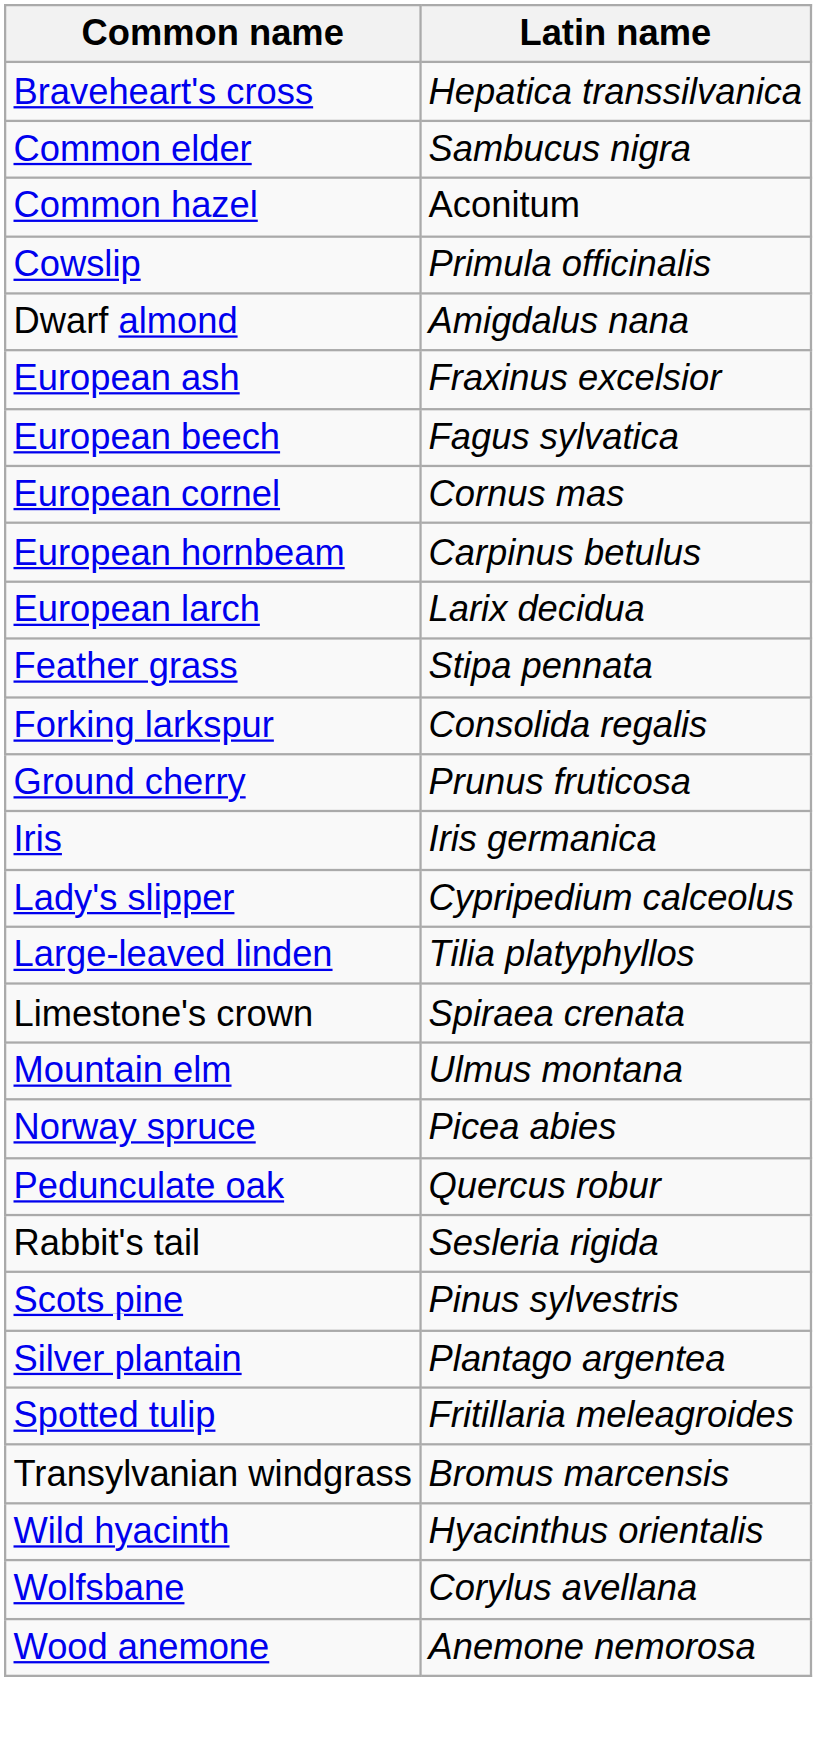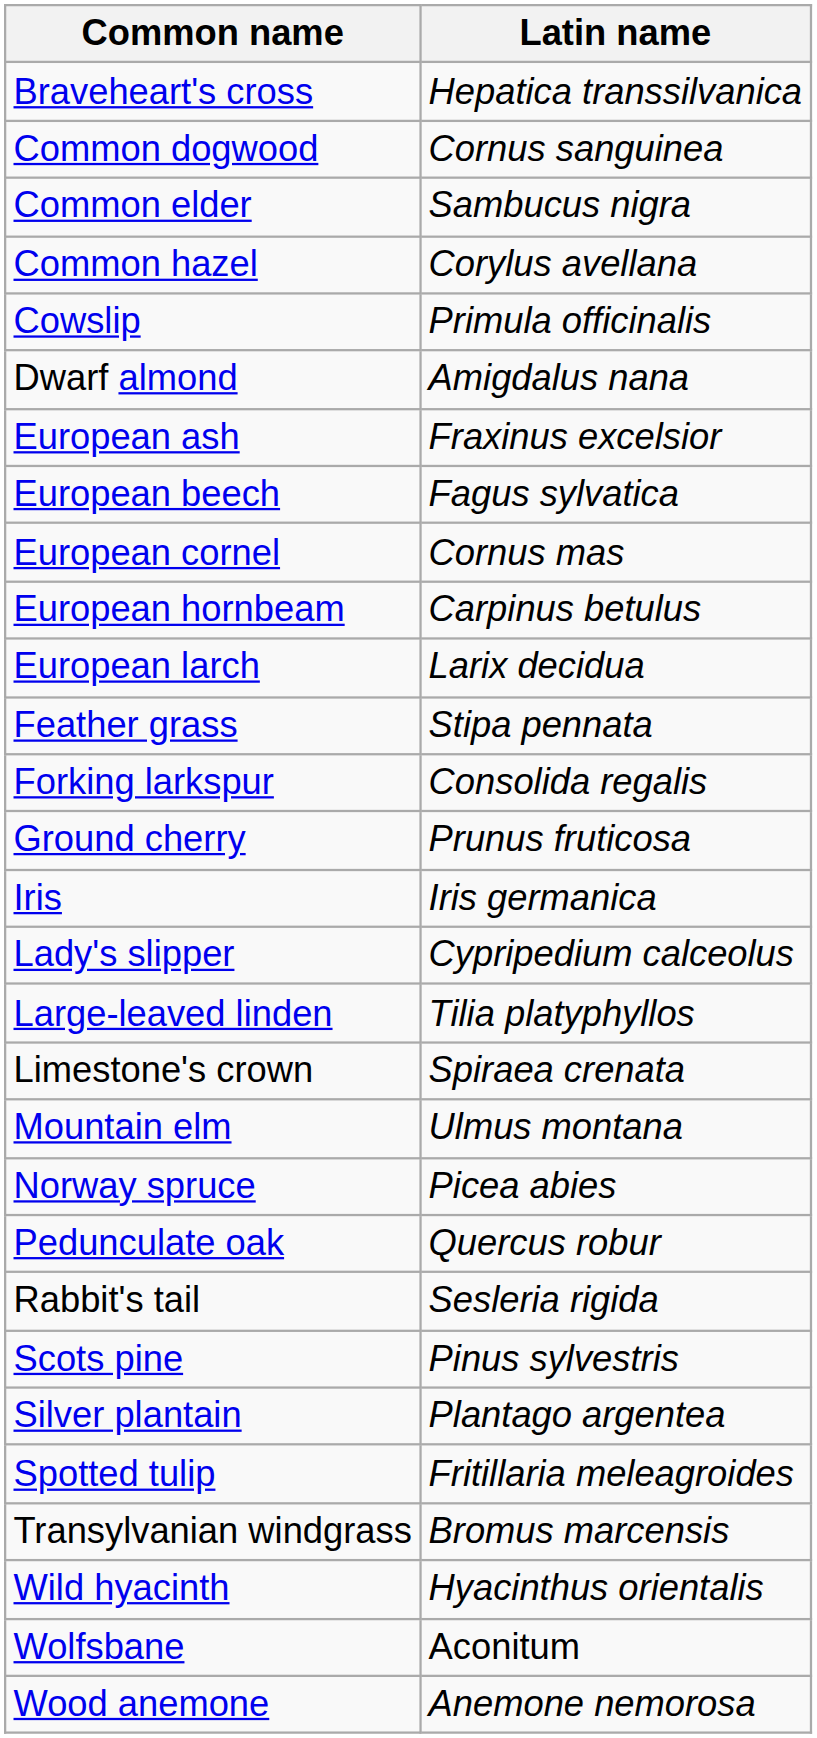+ row: (166, 148)
(504, 206) Aconitum -> (563, 263) Corylus avellana
(563, 1588) Corylus avellana -> (504, 1646) Aconitum
